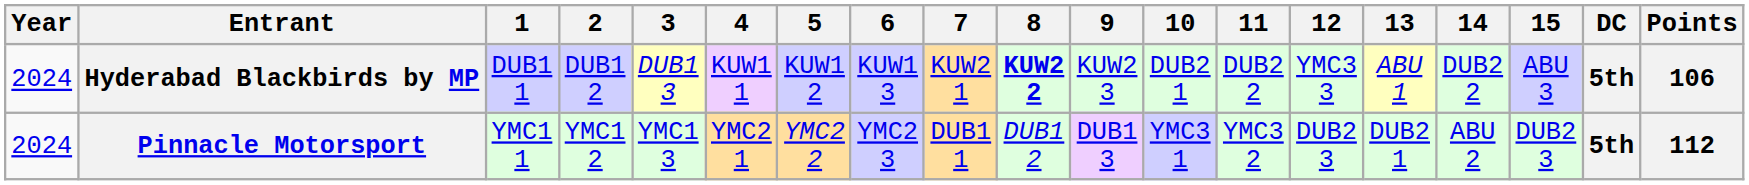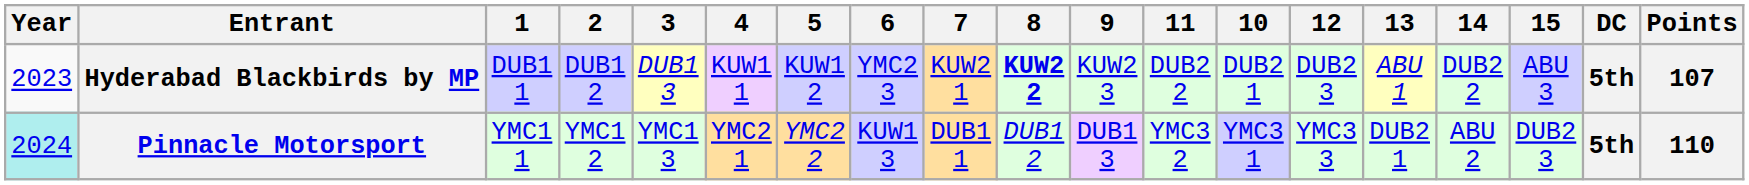columns swapped: (1180, 25) <-> (1253, 25)
(42, 79) 2024 -> (42, 79) 2023
(888, 79) KUW1 3 -> (888, 79) YMC2 3
(1326, 79) YMC3 3 -> (1326, 79) DUB2 3
(1692, 79) 106 -> (1692, 79) 107
(42, 146) no background -> (42, 146) paleturquoise background
(888, 146) YMC2 3 -> (888, 146) KUW1 3
(1326, 146) DUB2 3 -> (1326, 146) YMC3 3
(1692, 146) 112 -> (1692, 146) 110
